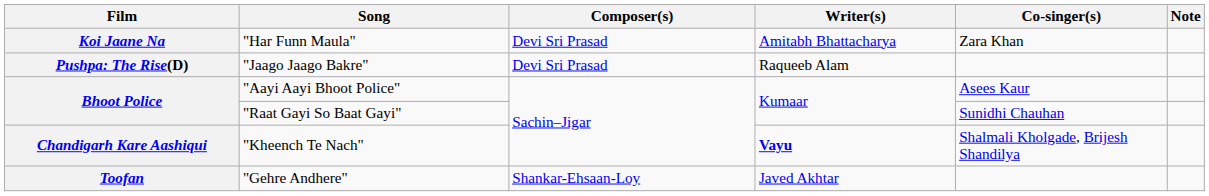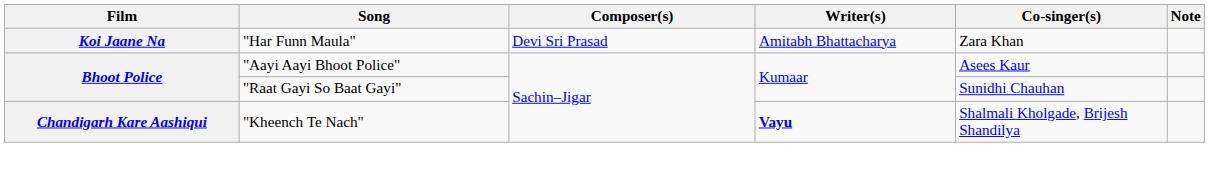- row: (306, 64)
- row: (295, 178)
